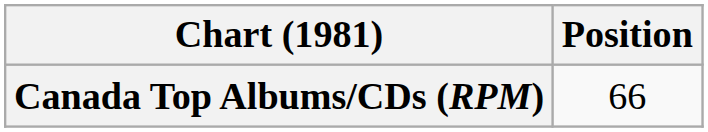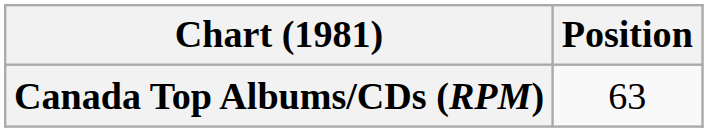(627, 95) 66 -> (627, 95) 63
